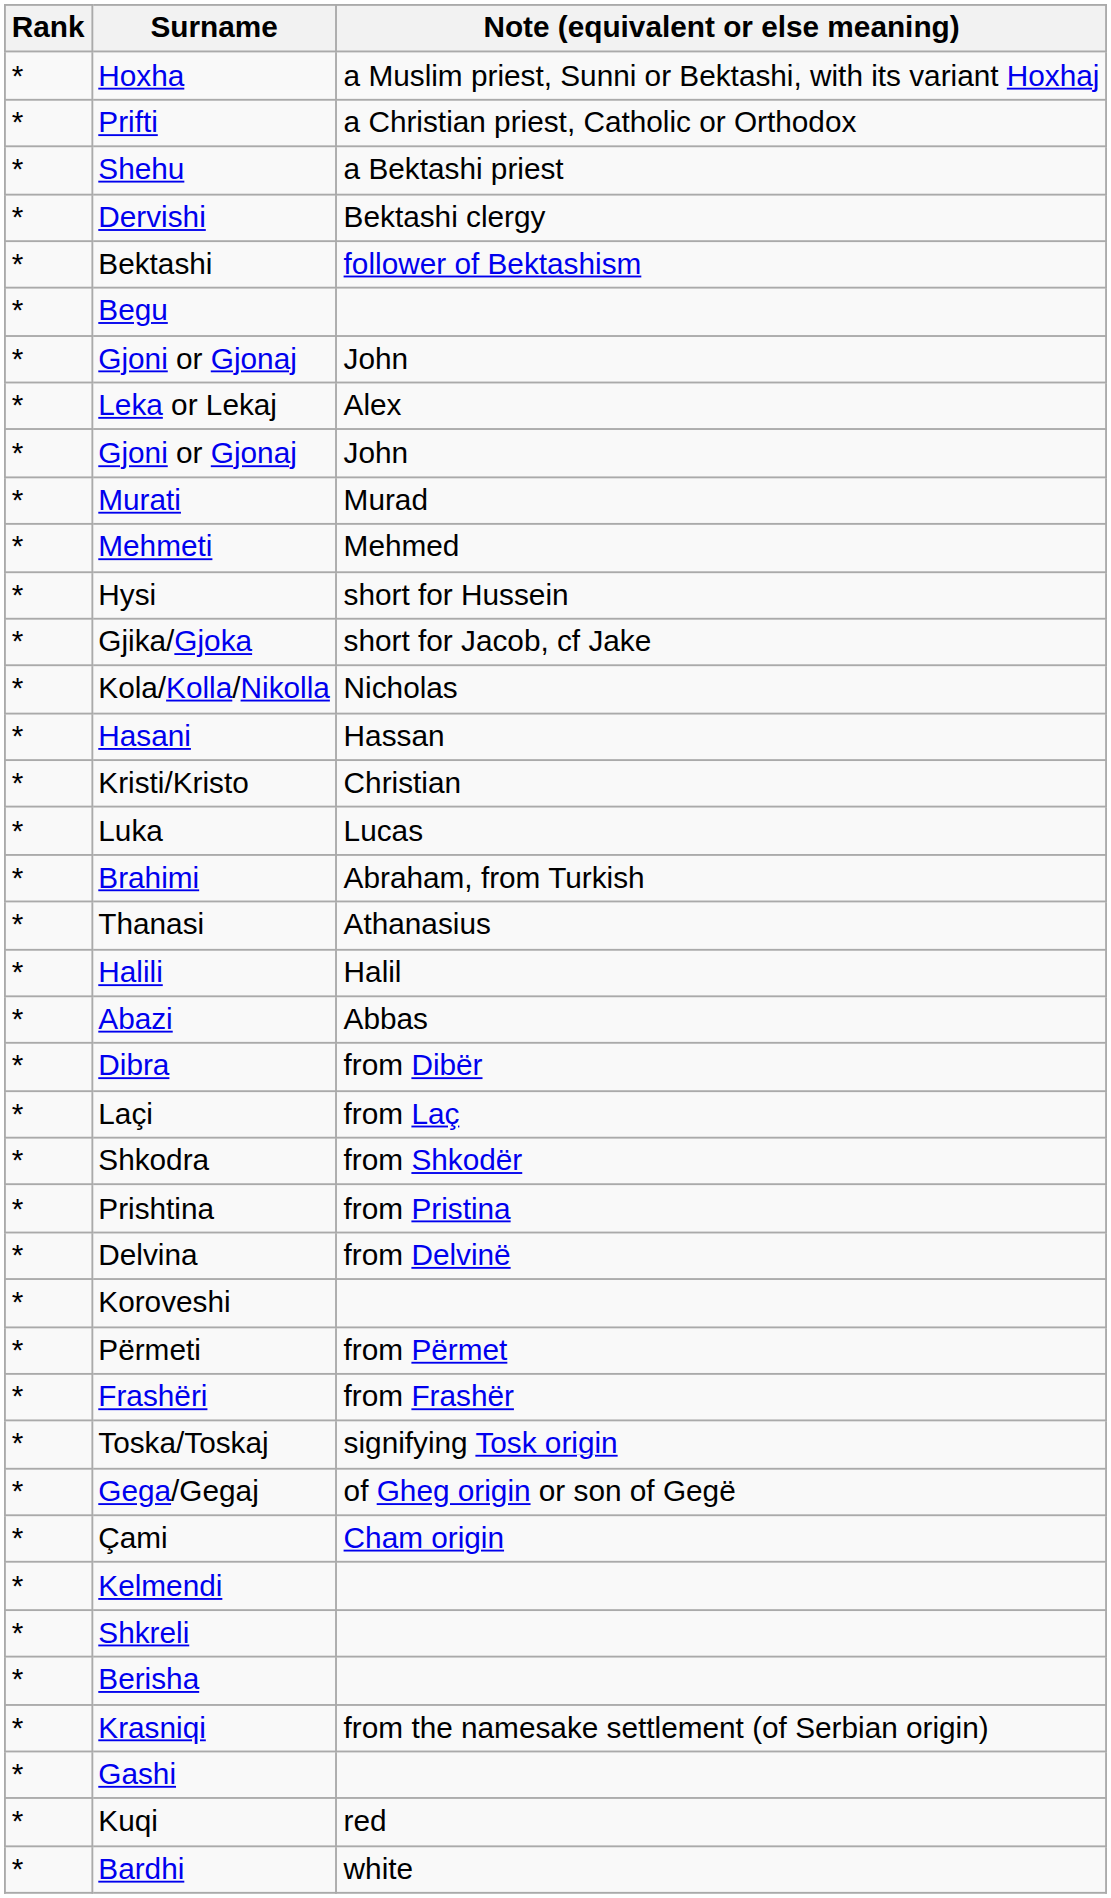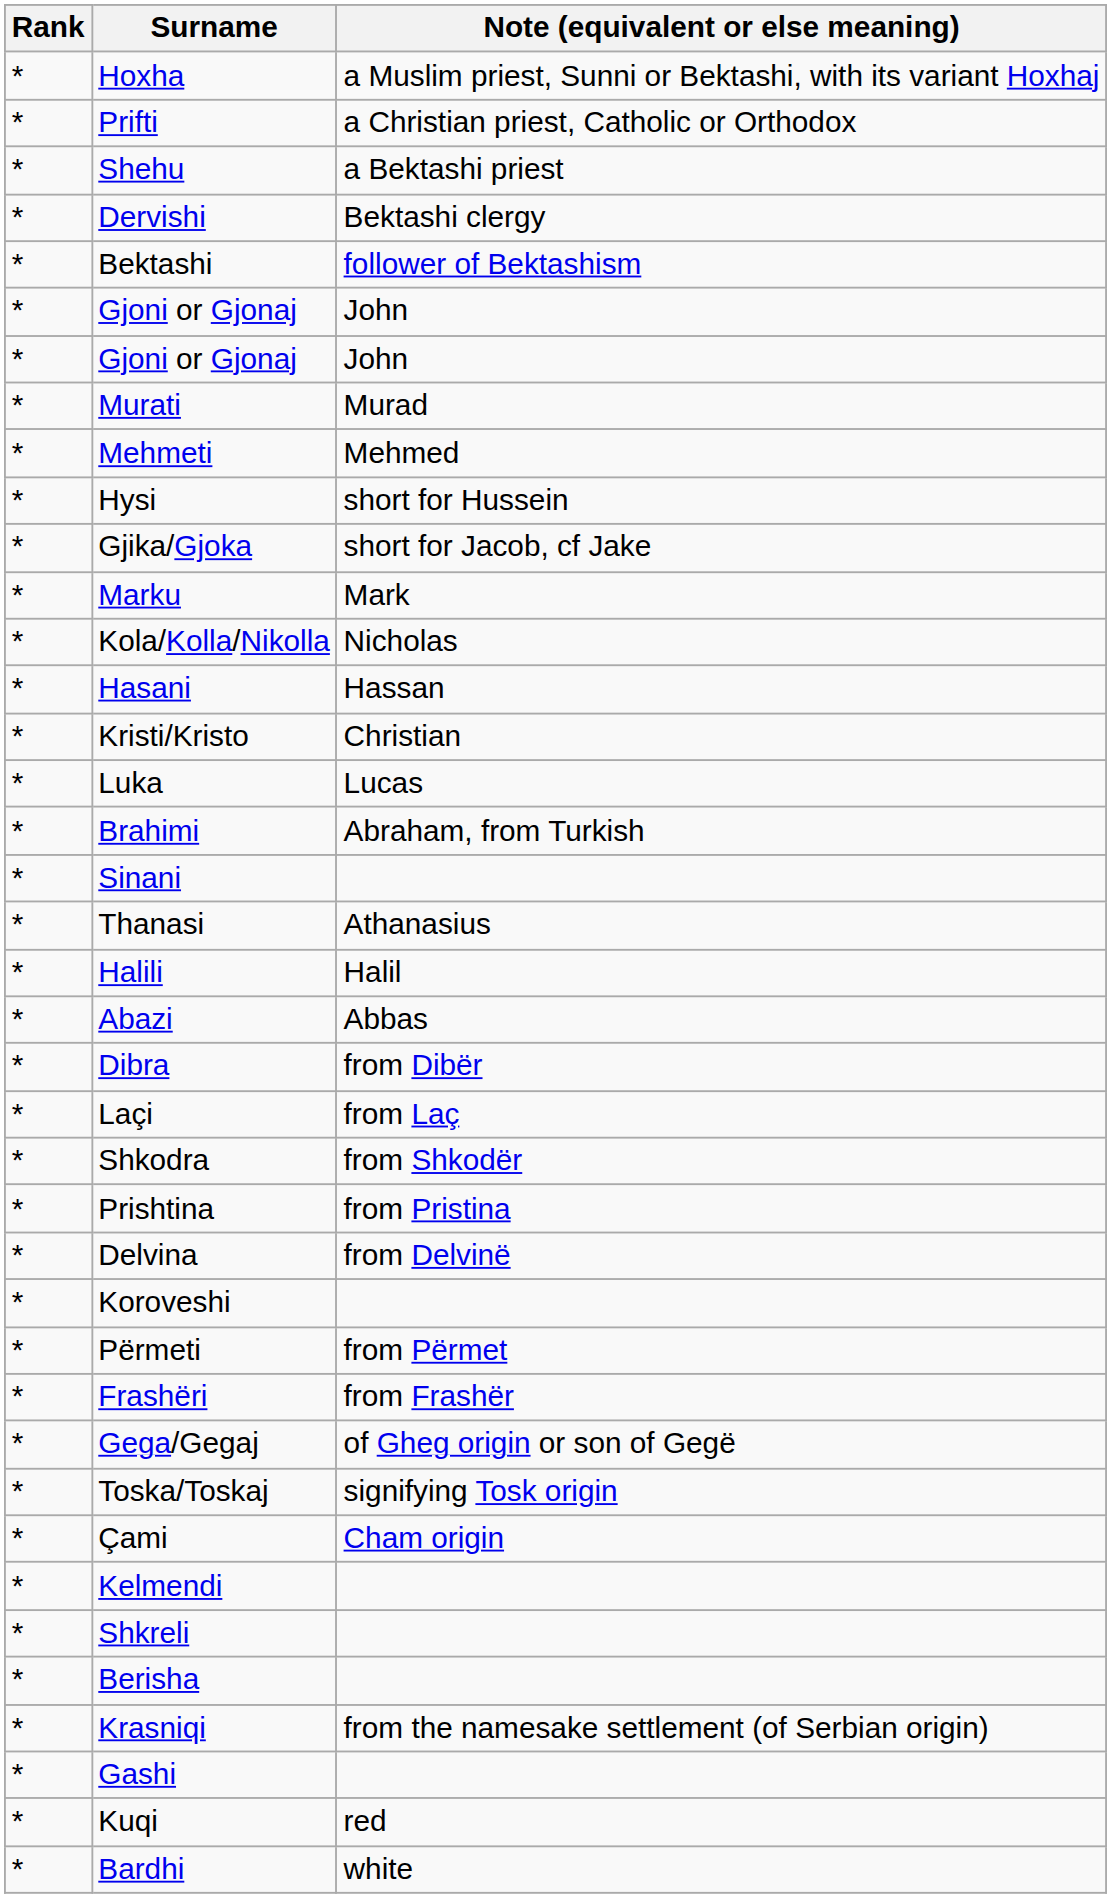- row: (133, 311)
- row: (188, 405)
+ row: (140, 594)
+ row: (140, 877)
rows swapped: (179, 1491) <-> (183, 1444)
